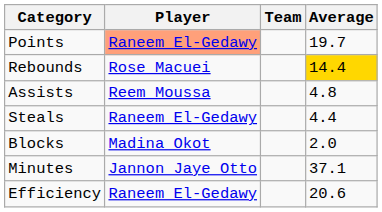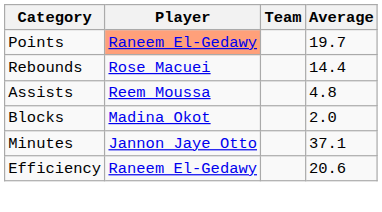(327, 68) gold background -> (327, 68) no background
- row: (36, 118)
